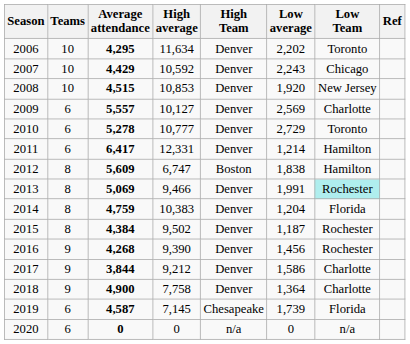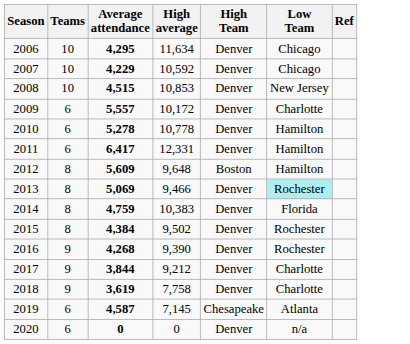- column: (291, 21)
(347, 48) Toronto -> (299, 48) Chicago
(120, 68) 4,429 -> (120, 68) 4,229
(177, 108) 10,127 -> (177, 108) 10,172
(177, 128) 10,777 -> (177, 128) 10,778
(347, 128) Toronto -> (299, 128) Hamilton
(177, 169) 6,747 -> (177, 169) 9,648
(120, 289) 4,900 -> (120, 289) 3,619
(347, 309) Florida -> (299, 309) Atlanta
(234, 329) n/a -> (234, 329) Denver
